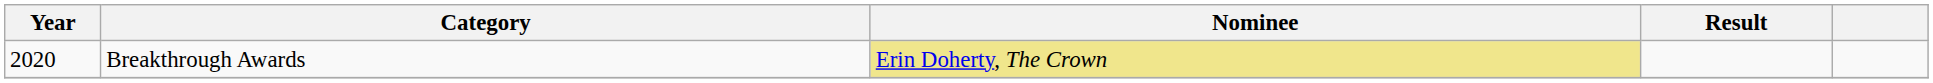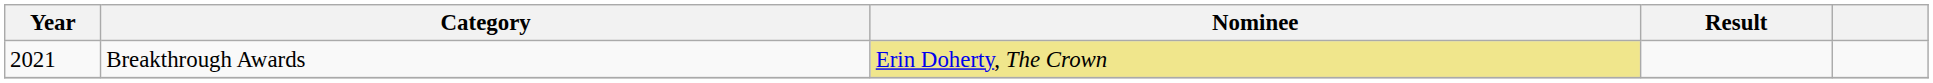(33, 58) 2020 -> (33, 58) 2021
